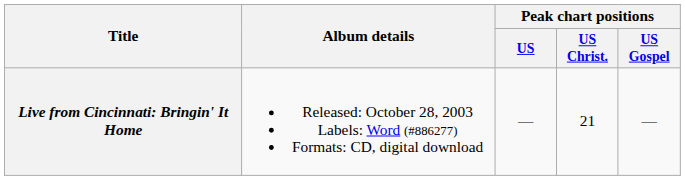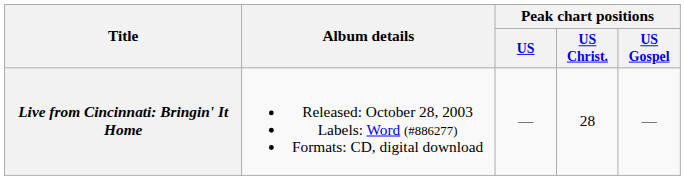(587, 121) 21 -> (587, 121) 28
